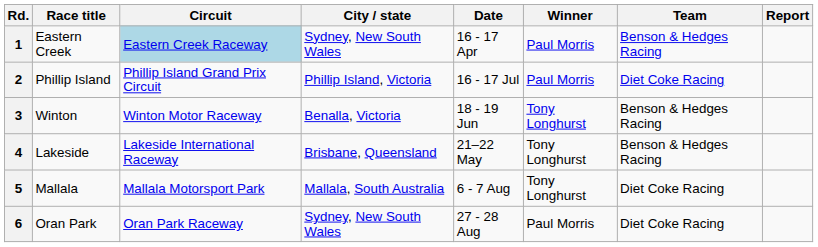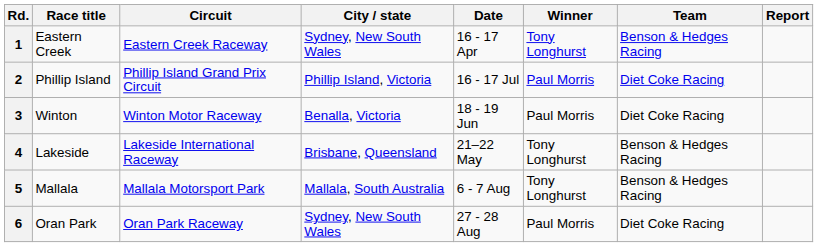(195, 44) lightblue background -> (195, 44) no background
(560, 44) Paul Morris -> (556, 44) Tony Longhurst
(556, 116) Tony Longhurst -> (560, 116) Paul Morris
(674, 116) Benson & Hedges Racing -> (672, 116) Diet Coke Racing
(672, 188) Diet Coke Racing -> (674, 188) Benson & Hedges Racing
